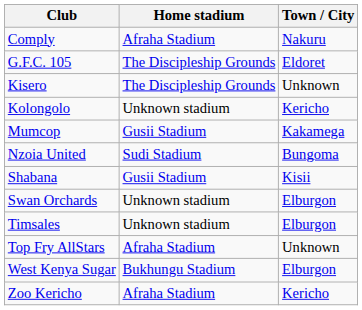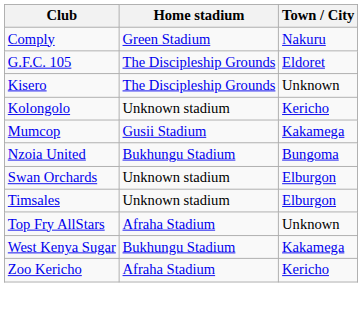(169, 39) Afraha Stadium -> (166, 39) Green Stadium
(162, 154) Sudi Stadium -> (179, 154) Bukhungu Stadium
- row: (32, 177)
(309, 270) Elburgon -> (313, 246) Kakamega
